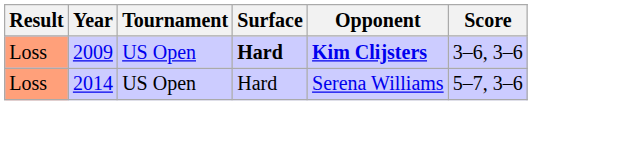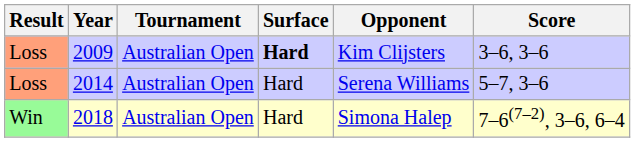(159, 52) US Open -> (188, 52) Australian Open
(370, 52) bold -> (391, 52) normal
(159, 83) US Open -> (188, 83) Australian Open
+ row: (93, 118)
